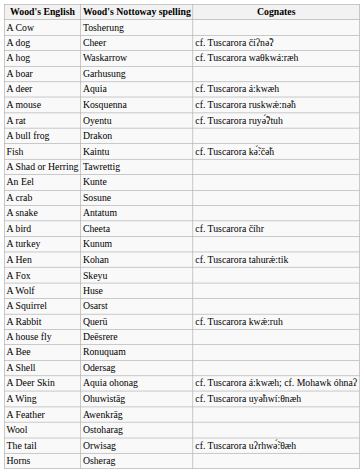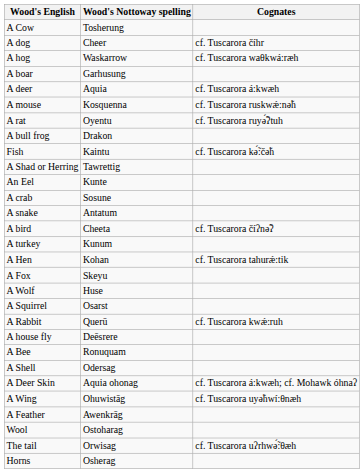(234, 43) cf. Tuscarora číʔnə̃ʔ -> (230, 43) cf. Tuscarora číhr
(230, 228) cf. Tuscarora číhr -> (234, 228) cf. Tuscarora číʔnə̃ʔ
